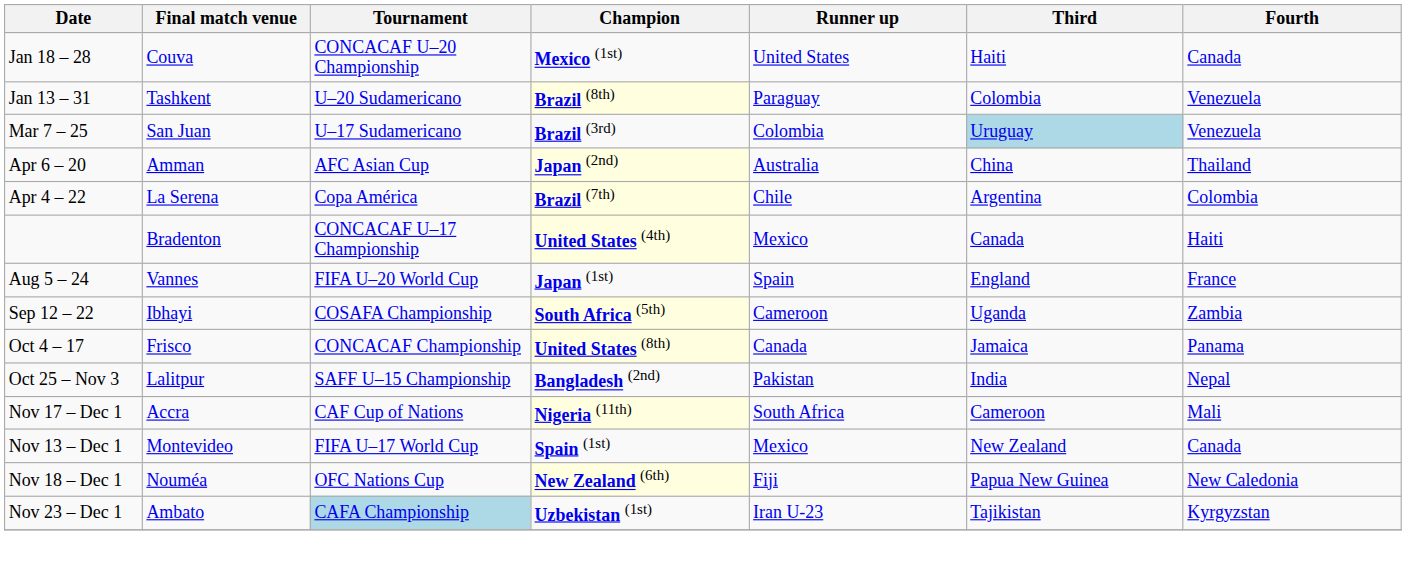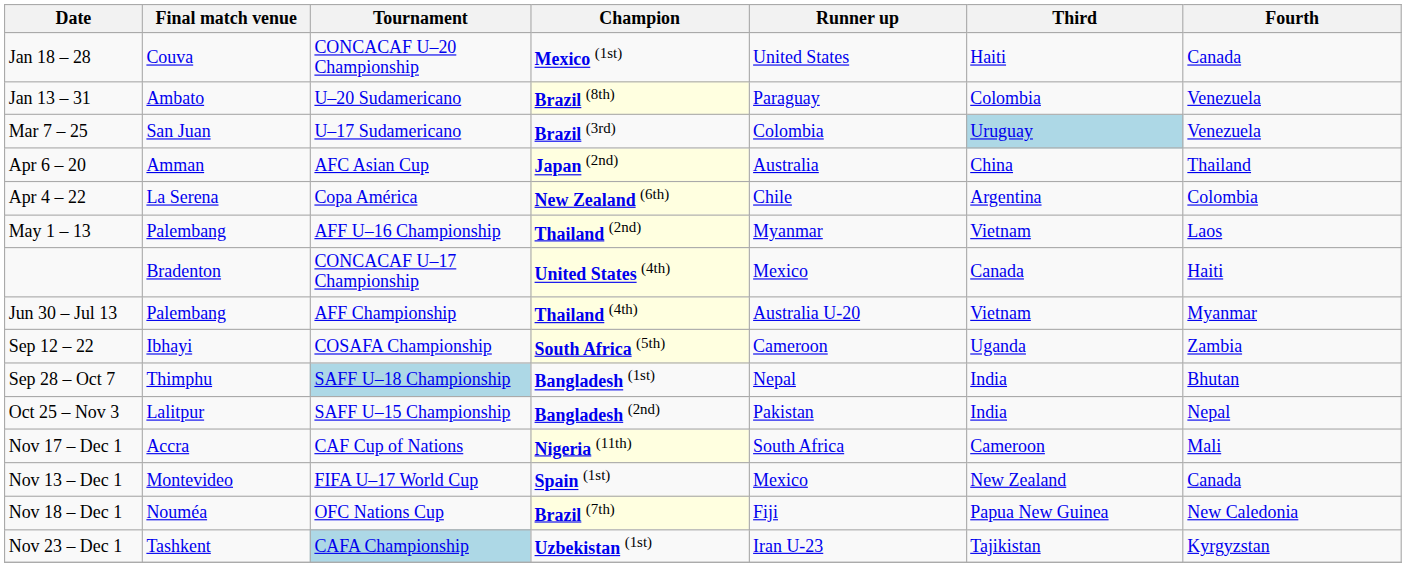(179, 98) Tashkent -> (175, 98) Ambato
(575, 197) Brazil (7th) -> (602, 197) New Zealand (6th)
+ row: (50, 231)
+ row: (63, 313)
- row: (49, 279)
+ row: (62, 379)
- row: (46, 346)
(602, 479) New Zealand (6th) -> (575, 512) Brazil (7th)
(175, 512) Ambato -> (179, 545) Tashkent
